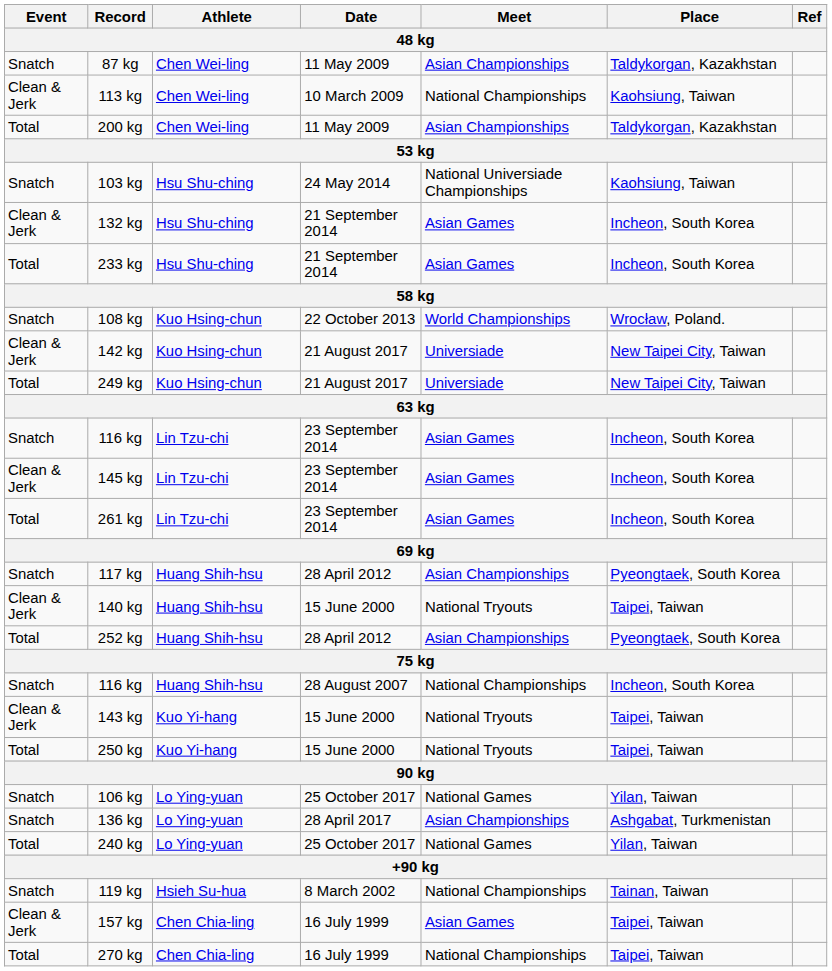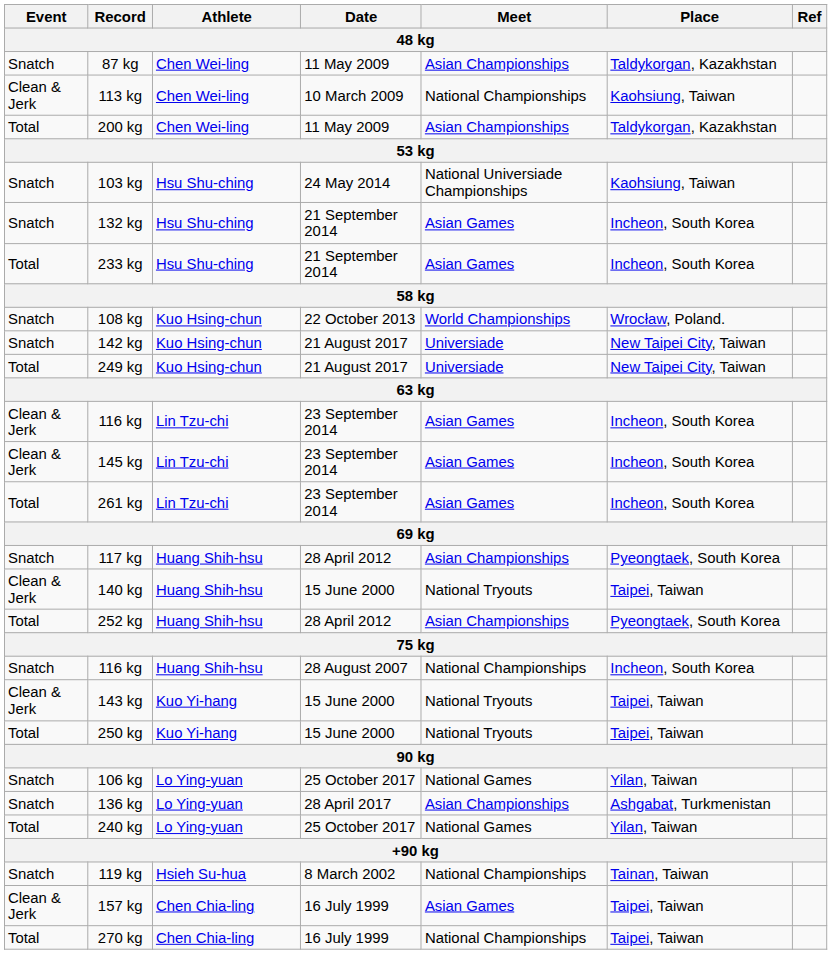(34, 223) Clean & Jerk -> (31, 223) Snatch
(34, 351) Clean & Jerk -> (31, 343) Snatch
(31, 438) Snatch -> (34, 422) Clean & Jerk
